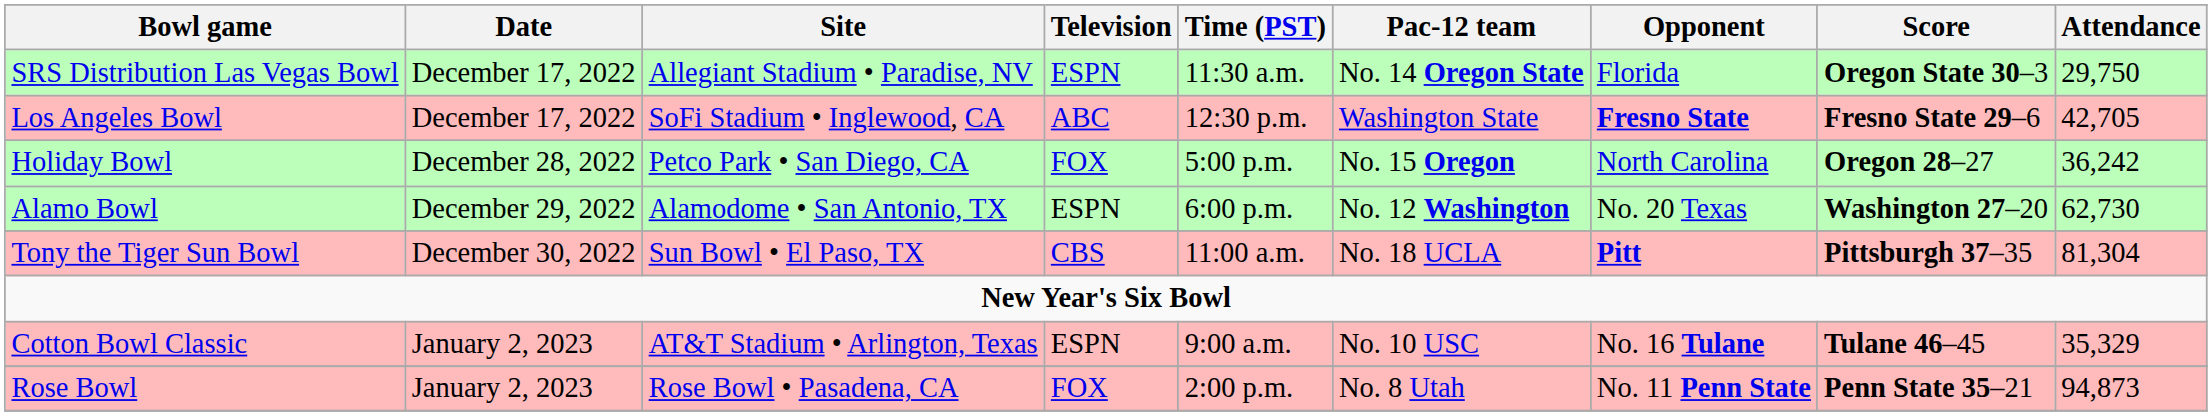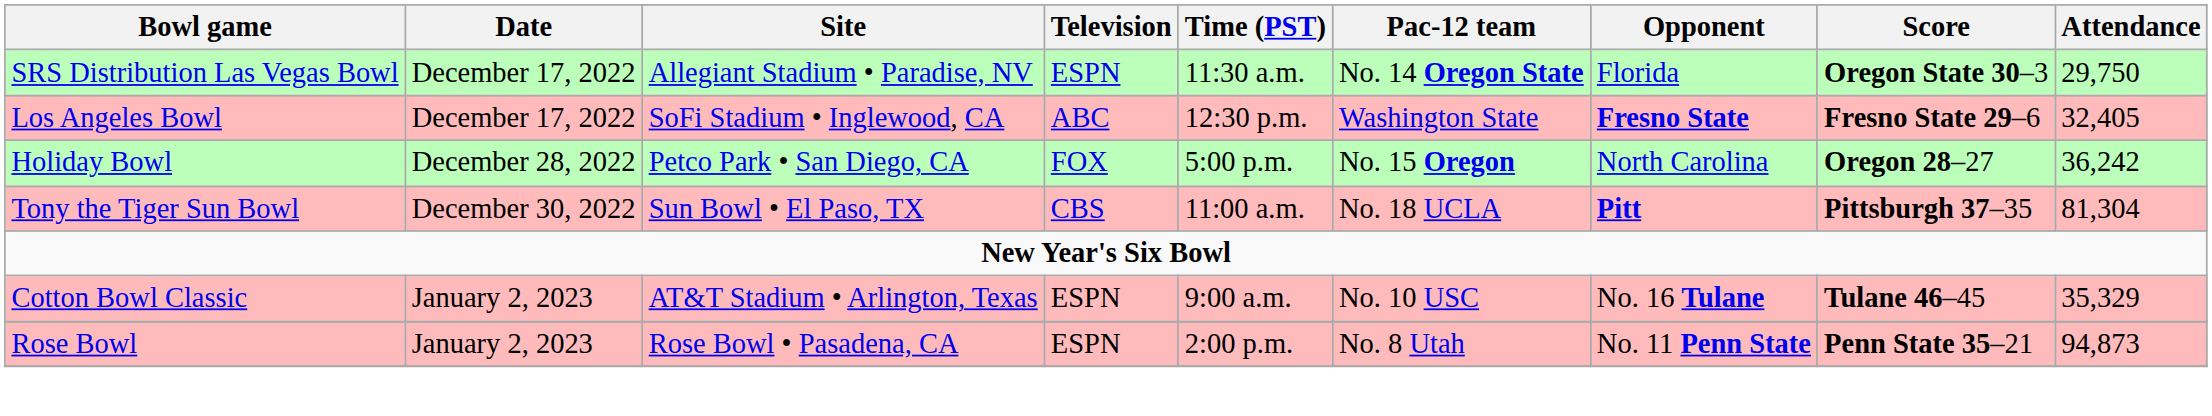(2101, 117) 42,705 -> (2101, 117) 32,405
- row: (85, 207)
(1079, 388) FOX -> (1086, 343) ESPN
